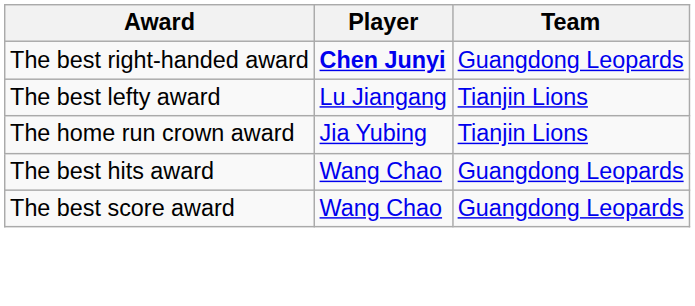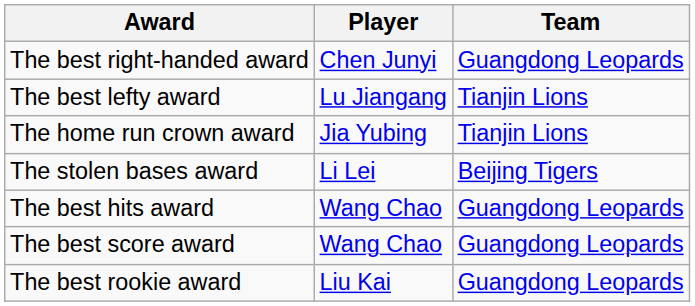(383, 60) bold -> (378, 60) normal
+ row: (134, 171)
+ row: (126, 282)
